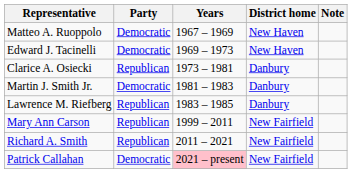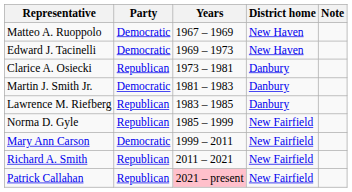+ row: (43, 123)
(143, 123) Republican -> (144, 141) Democratic
(144, 159) Democratic -> (143, 178) Republican
